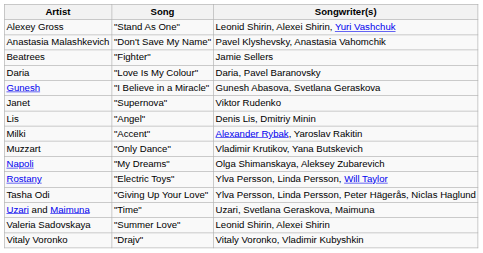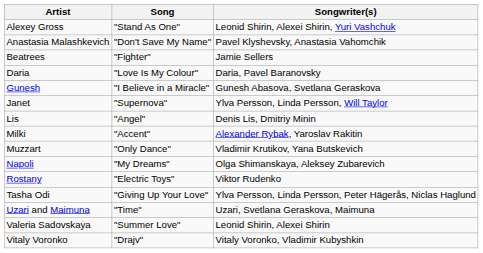(248, 103) Viktor Rudenko -> (302, 103) Ylva Persson, Linda Persson, Will Taylor
(302, 179) Ylva Persson, Linda Persson, Will Taylor -> (248, 179) Viktor Rudenko
